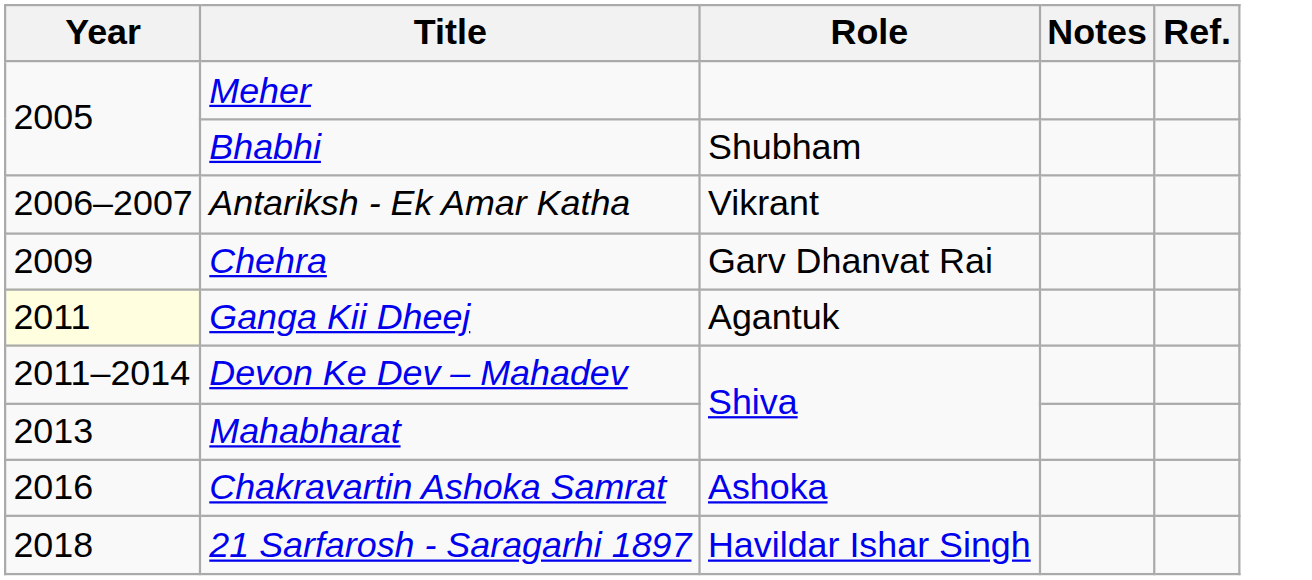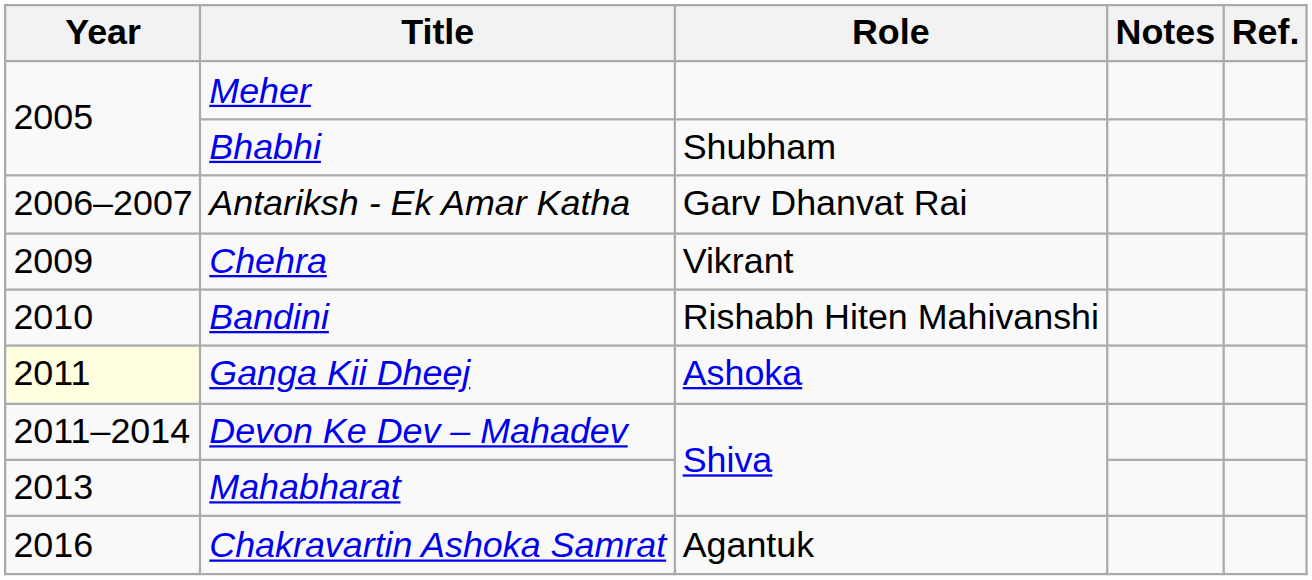(763, 203) Vikrant -> (825, 203) Garv Dhanvat Rai
(850, 260) Garv Dhanvat Rai -> (738, 260) Vikrant
+ row: (269, 317)
(774, 317) Agantuk -> (742, 373) Ashoka
(768, 487) Ashoka -> (748, 544) Agantuk
- row: (450, 544)
